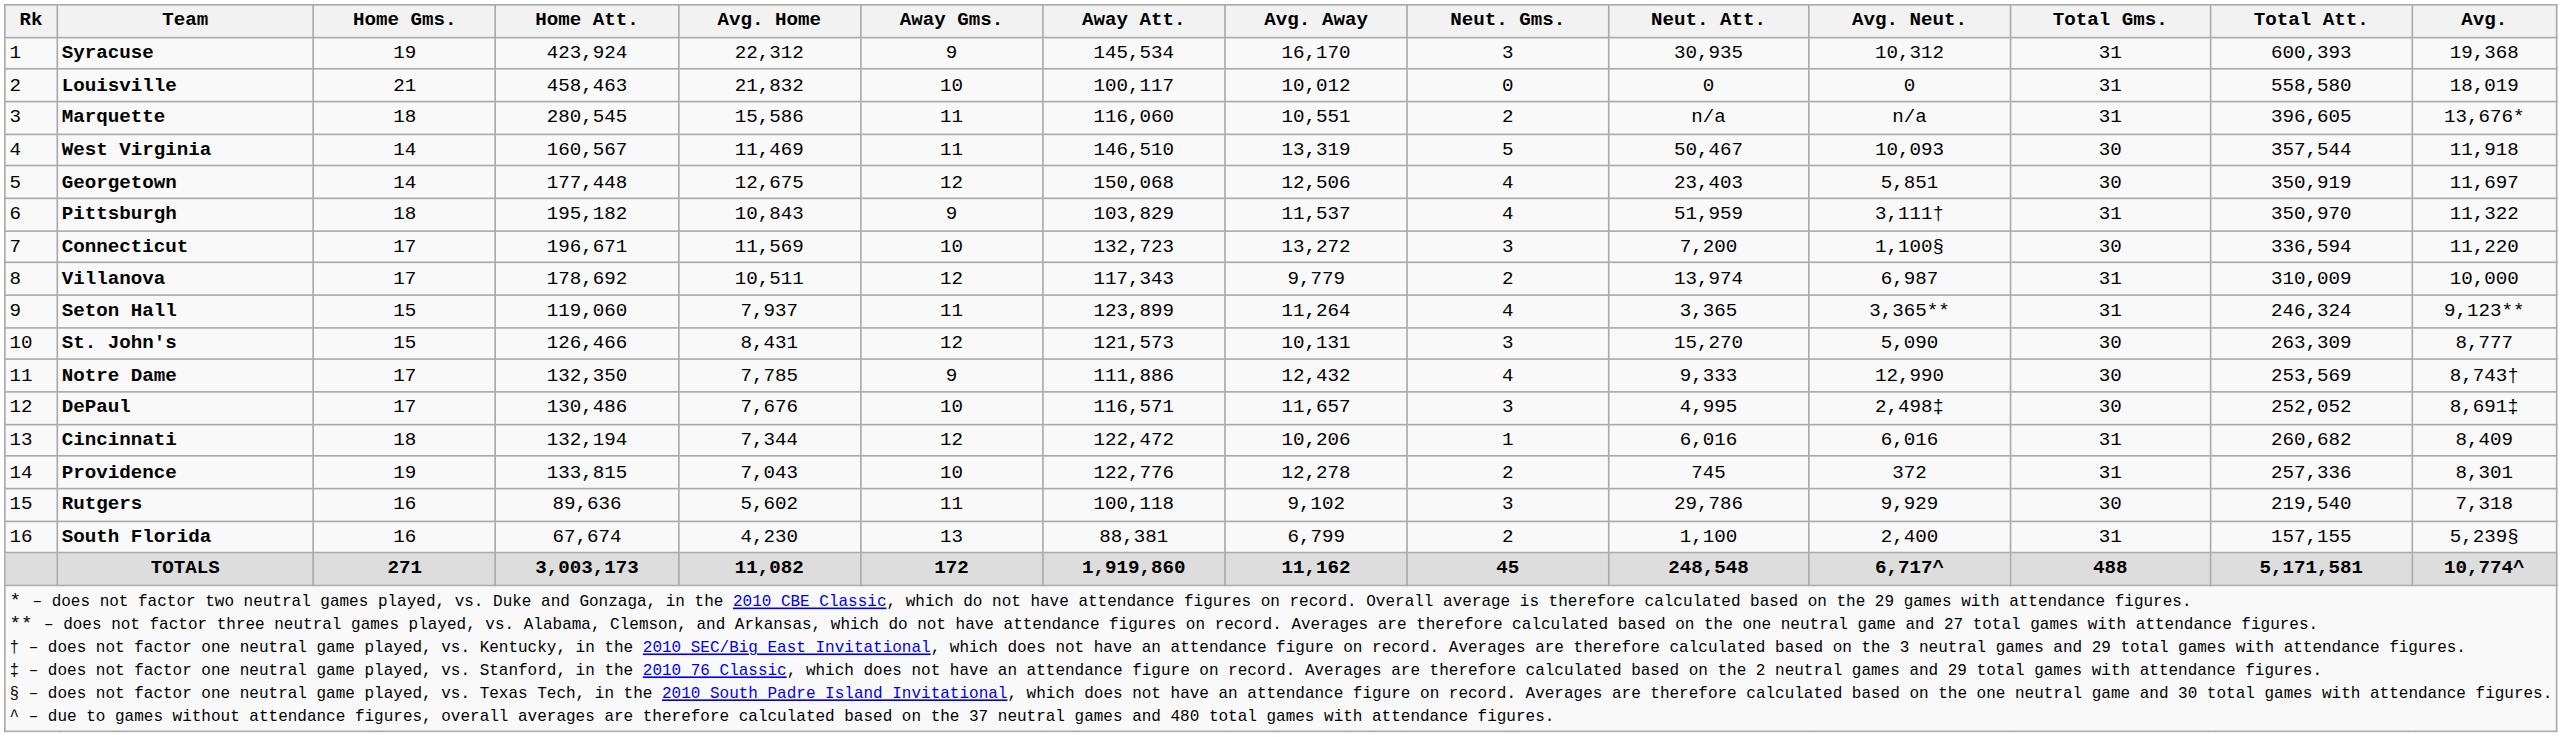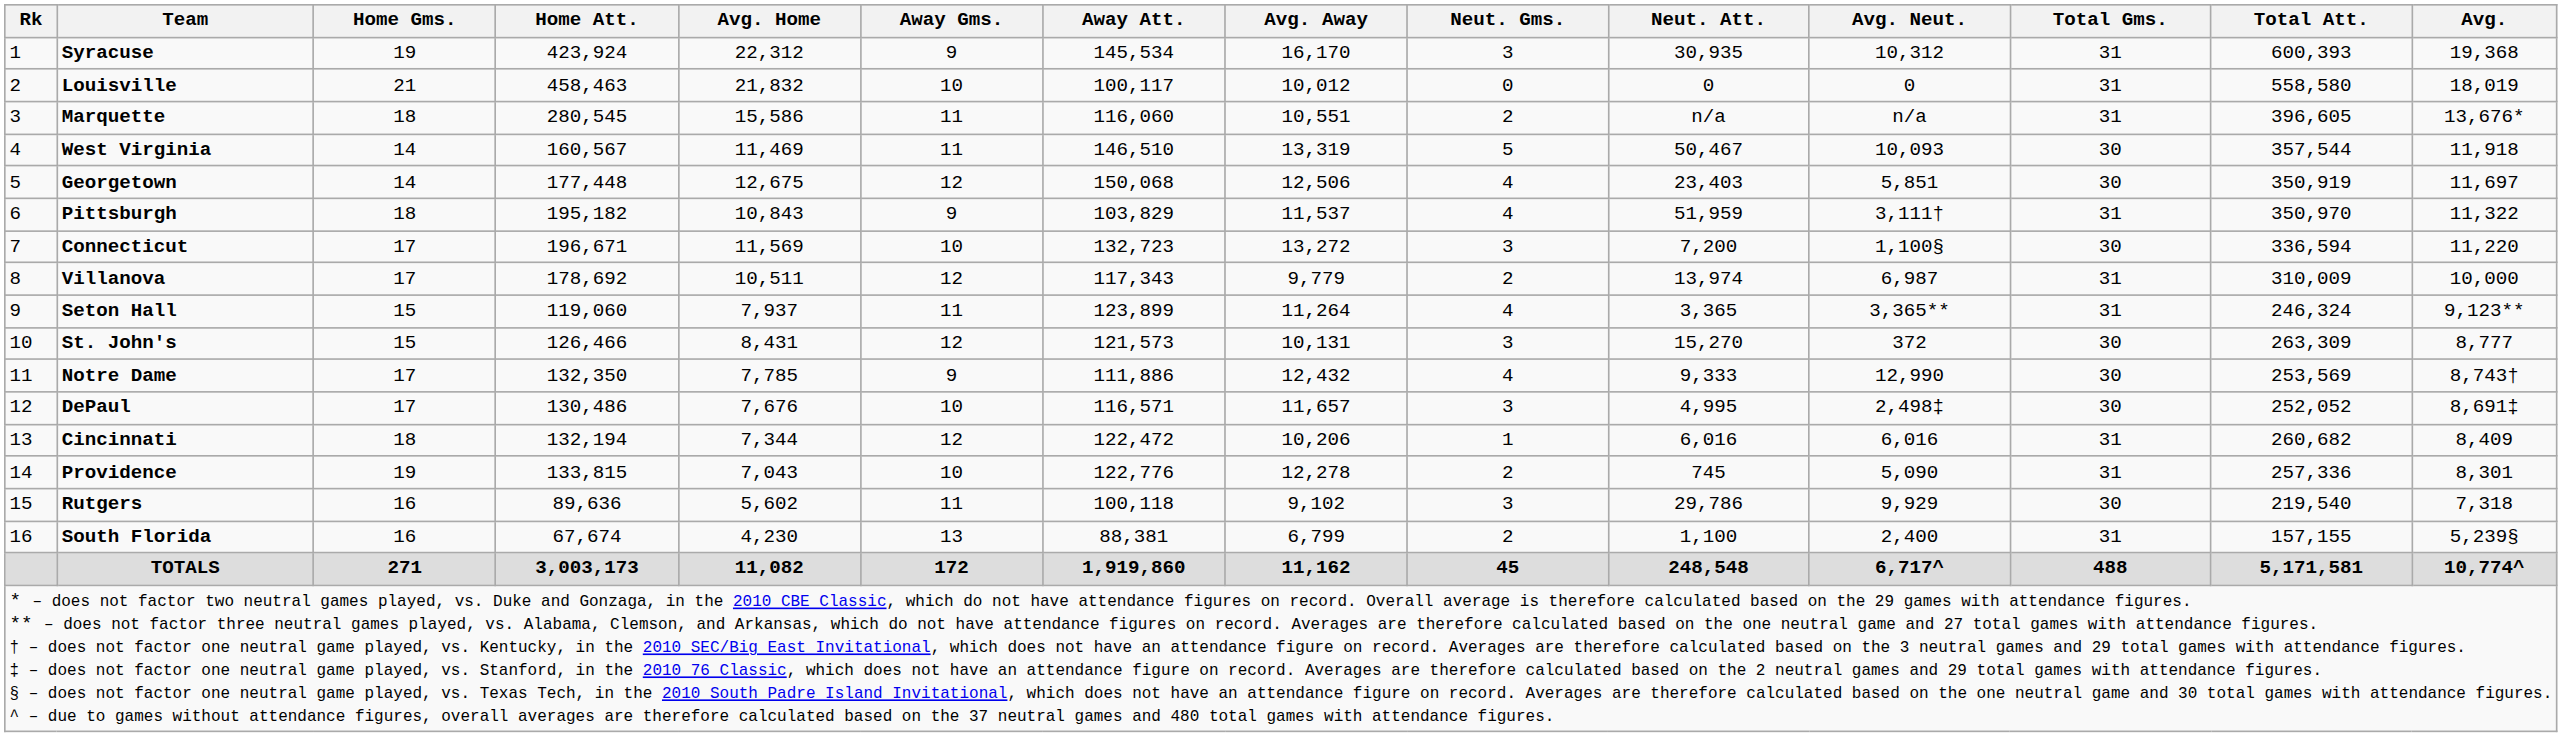(1909, 343) 5,090 -> (1909, 343) 372
(1909, 472) 372 -> (1909, 472) 5,090
